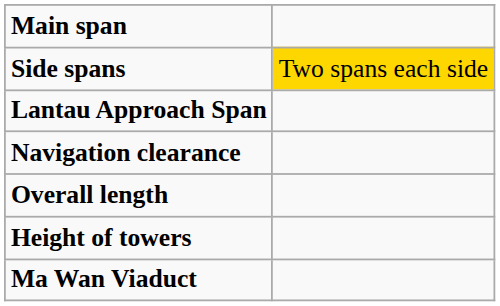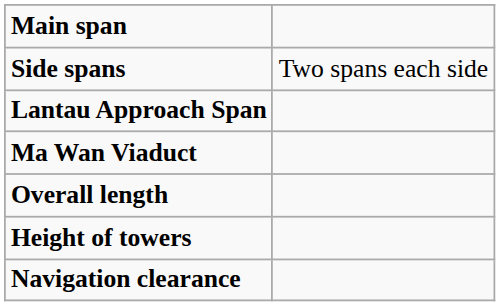(383, 68) gold background -> (383, 68) no background
rows swapped: (104, 279) <-> (126, 152)
